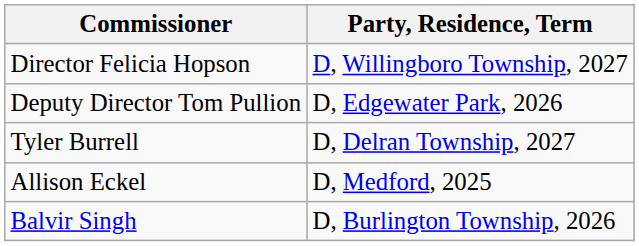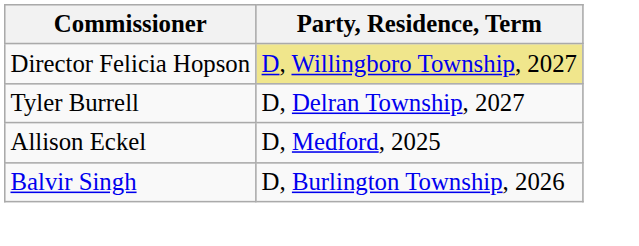(470, 63) no background -> (419, 63) khaki background
- row: (156, 102)
